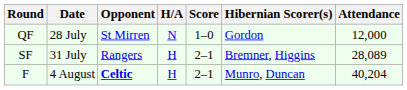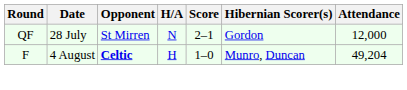(204, 34) 1–0 -> (204, 34) 2–1
- row: (26, 54)
(204, 74) 2–1 -> (204, 54) 1–0
(369, 74) 40,204 -> (369, 54) 49,204
